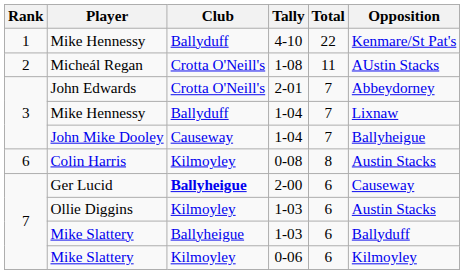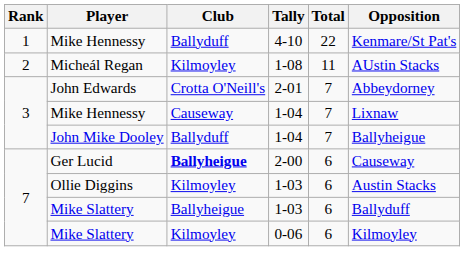(218, 64) Crotta O'Neill's -> (203, 64) Kilmoyley
(200, 112) Ballyduff -> (202, 112) Causeway
(202, 137) Causeway -> (200, 137) Ballyduff
- row: (88, 161)
